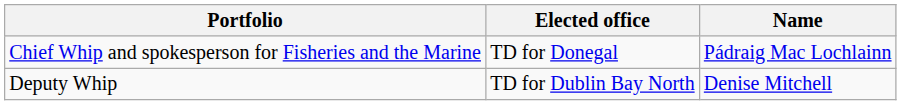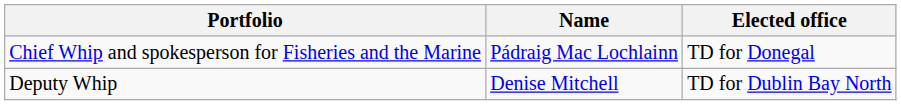columns swapped: (798, 20) <-> (592, 20)
